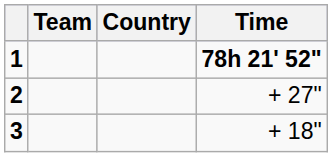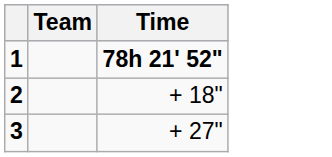- column: (147, 22)
(295, 95) + 27" -> (196, 95) + 18"
(295, 132) + 18" -> (196, 132) + 27"
